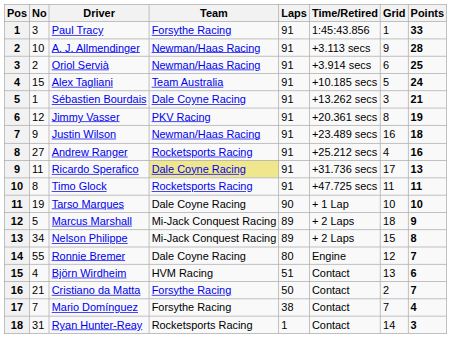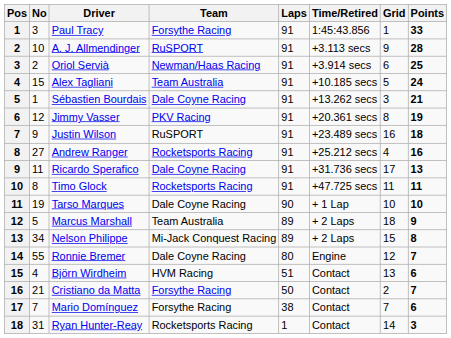(206, 48) Newman/Haas Racing -> (177, 48) RuSPORT
(206, 134) Newman/Haas Racing -> (177, 134) RuSPORT
(199, 169) khaki background -> (199, 169) no background
(214, 221) Mi-Jack Conquest Racing -> (187, 221) Team Australia
(414, 308) 4 -> (414, 308) 6
